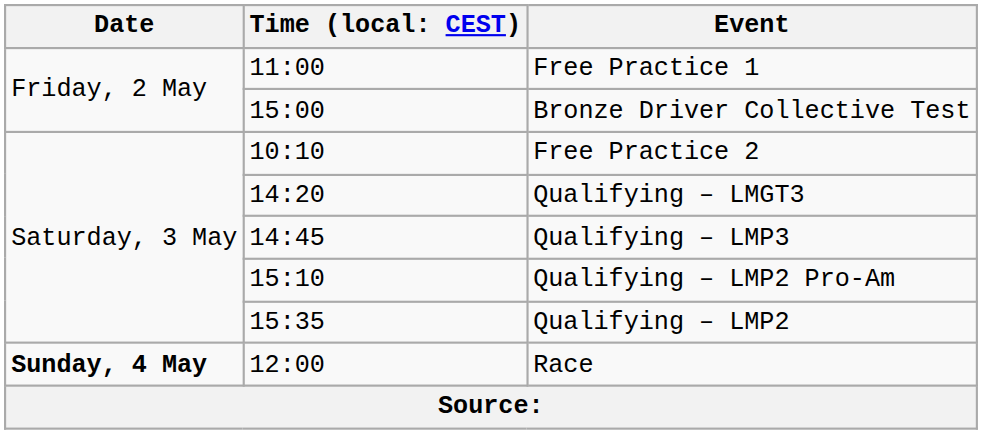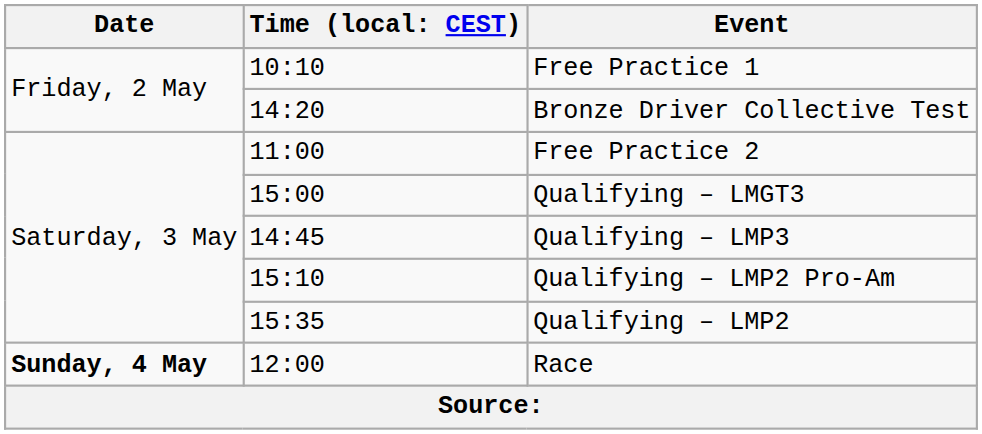(287, 68) 11:00 -> (287, 68) 10:10
(287, 110) 15:00 -> (287, 110) 14:20
(287, 153) 10:10 -> (287, 153) 11:00
(287, 195) 14:20 -> (287, 195) 15:00
